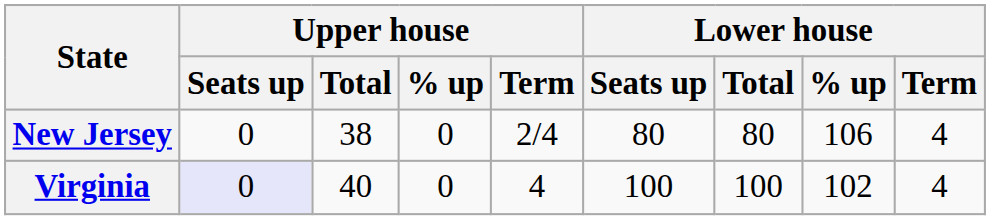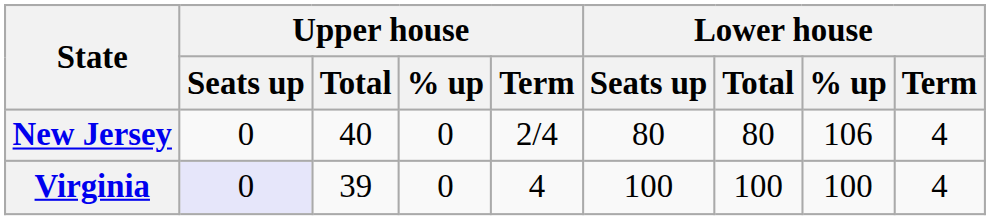(356, 134) 38 -> (356, 134) 40
(356, 186) 40 -> (356, 186) 39
(848, 186) 102 -> (848, 186) 100
